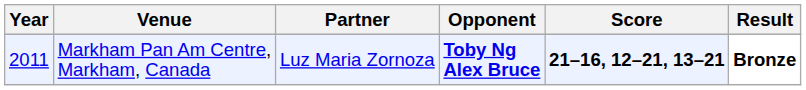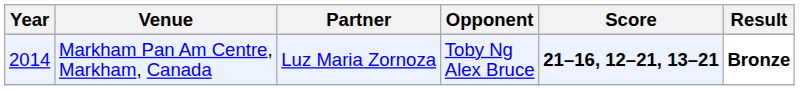(29, 59) 2011 -> (30, 59) 2014
(492, 59) bold -> (490, 59) normal
